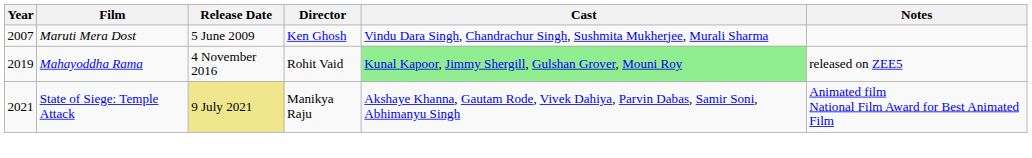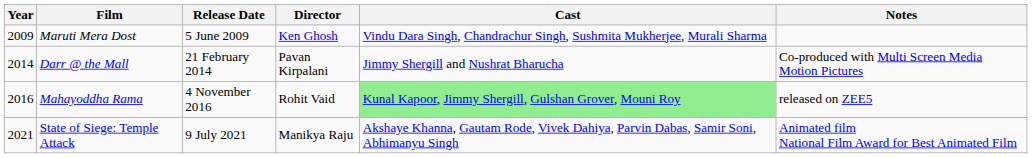(21, 35) 2007 -> (21, 35) 2009
+ row: (84, 63)
(21, 63) 2019 -> (21, 99) 2016
(222, 106) khaki background -> (216, 135) no background
